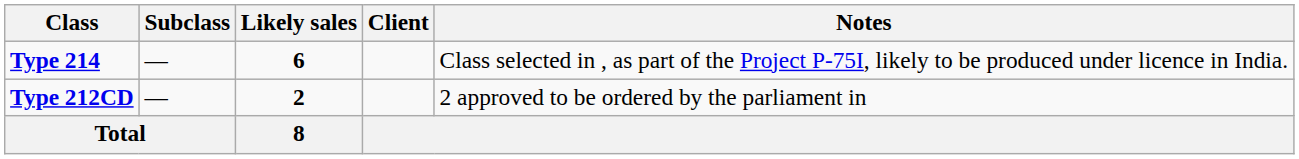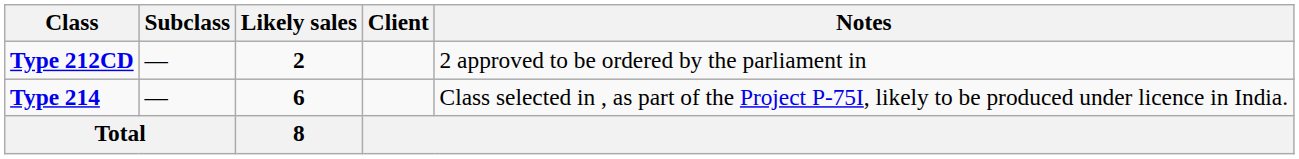rows swapped: (72, 97) <-> (55, 60)
